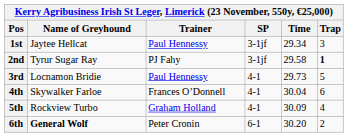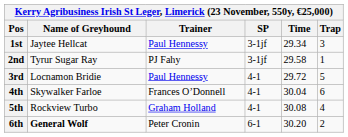(322, 60) bold -> (322, 60) normal
(295, 76) 29.73 -> (295, 76) 29.72
(295, 108) 30.09 -> (295, 108) 30.08
